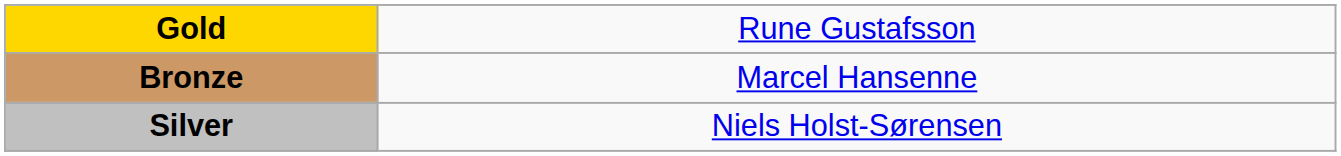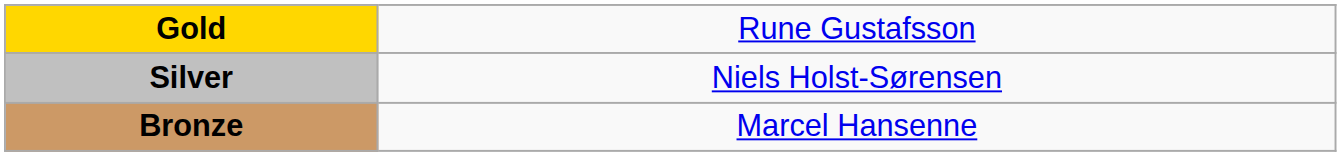rows swapped: (191, 126) <-> (191, 77)
